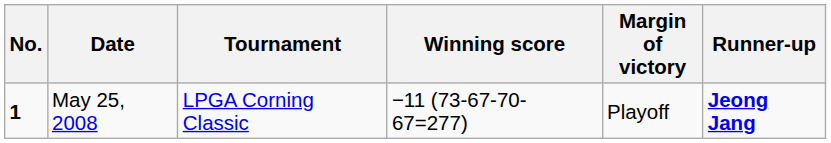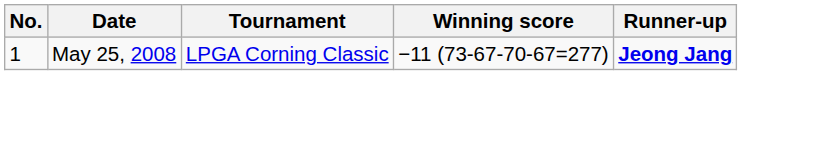- column: (653, 44)
(15, 111) bold -> (15, 54) normal
